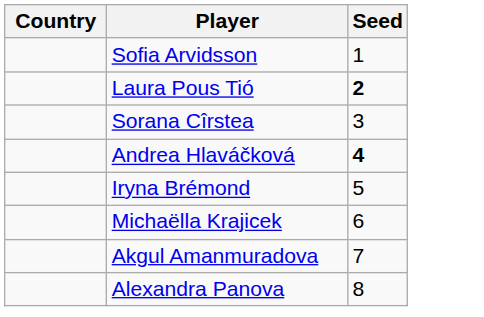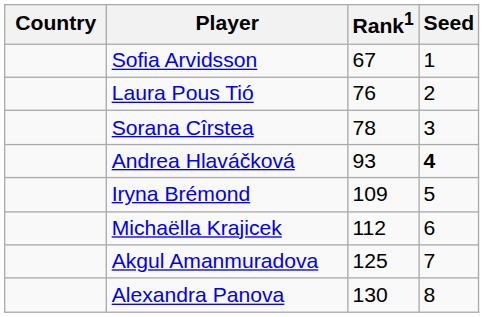+ column: (383, 24)
(358, 88) bold -> (429, 93) normal
